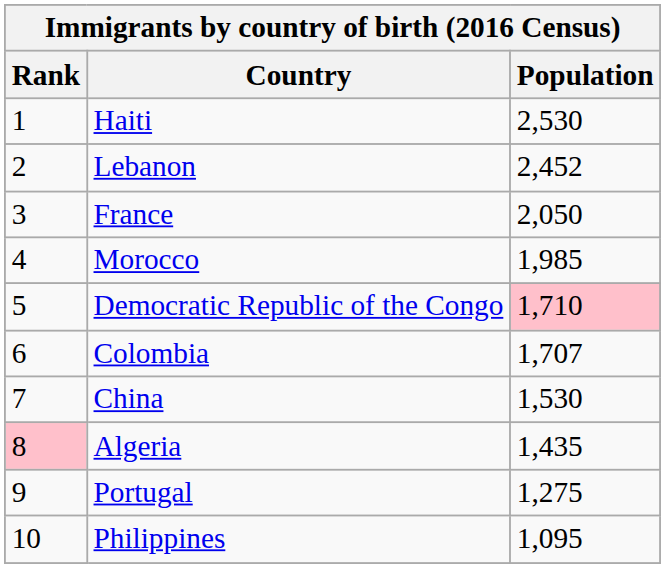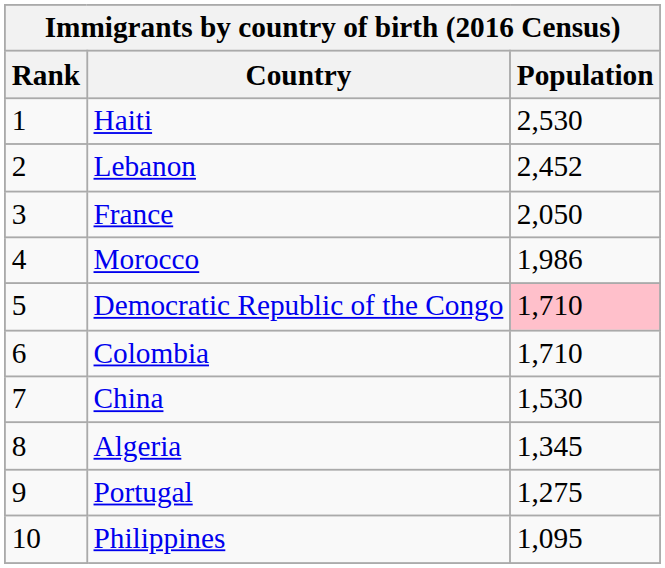(550, 259) 1,985 -> (550, 259) 1,986
(550, 352) 1,707 -> (550, 352) 1,710
(19, 445) pink background -> (19, 445) no background
(550, 445) 1,435 -> (550, 445) 1,345
